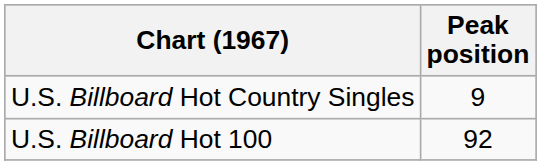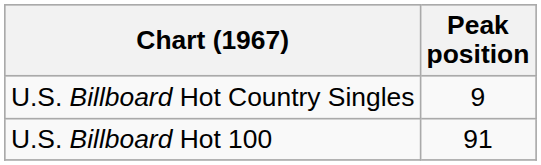(478, 138) 92 -> (478, 138) 91
